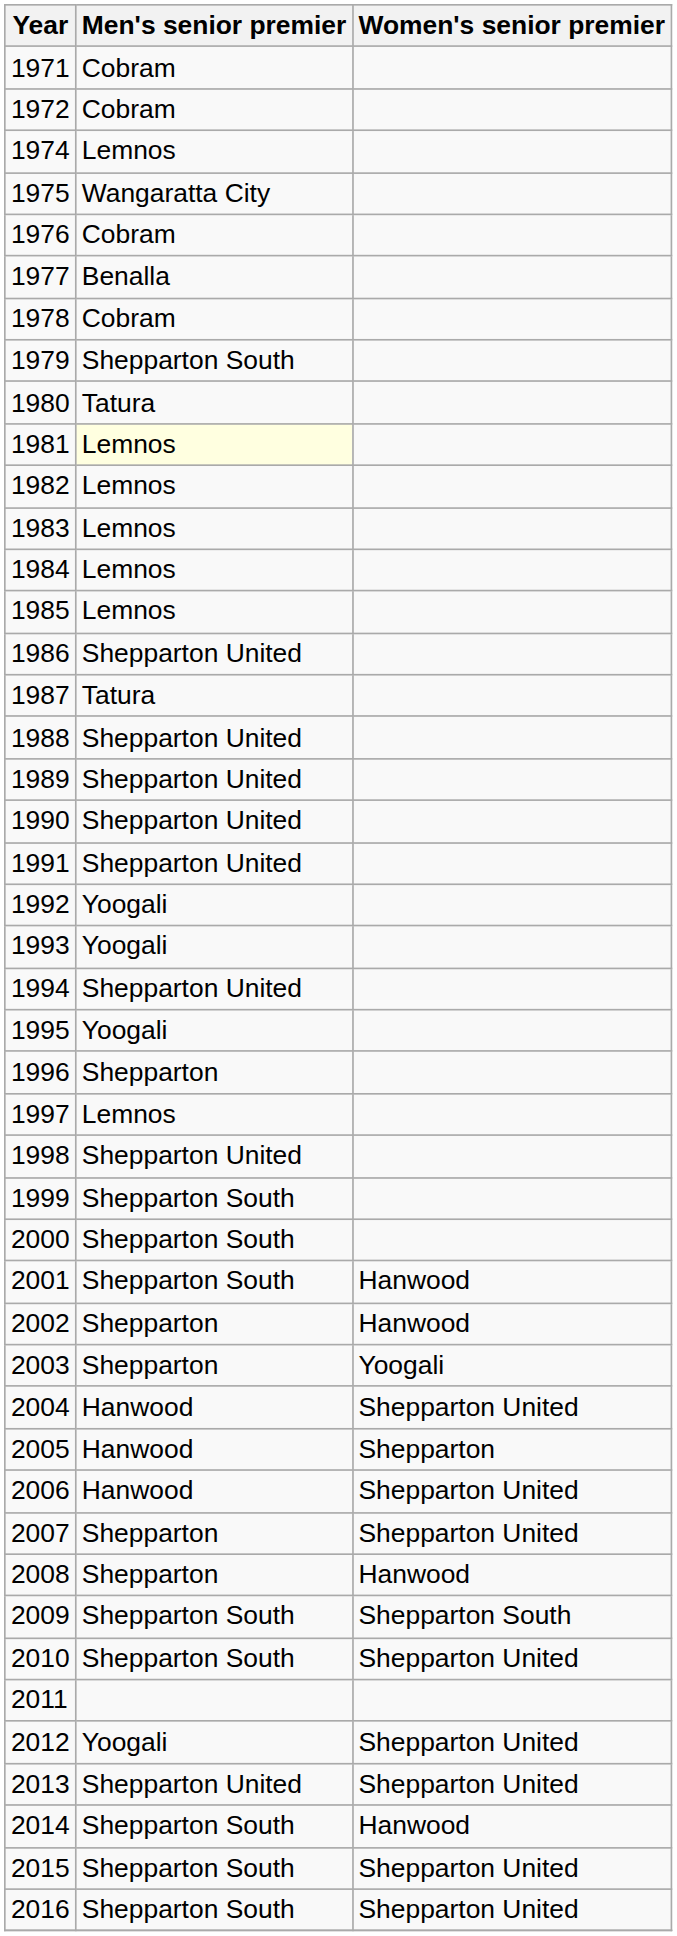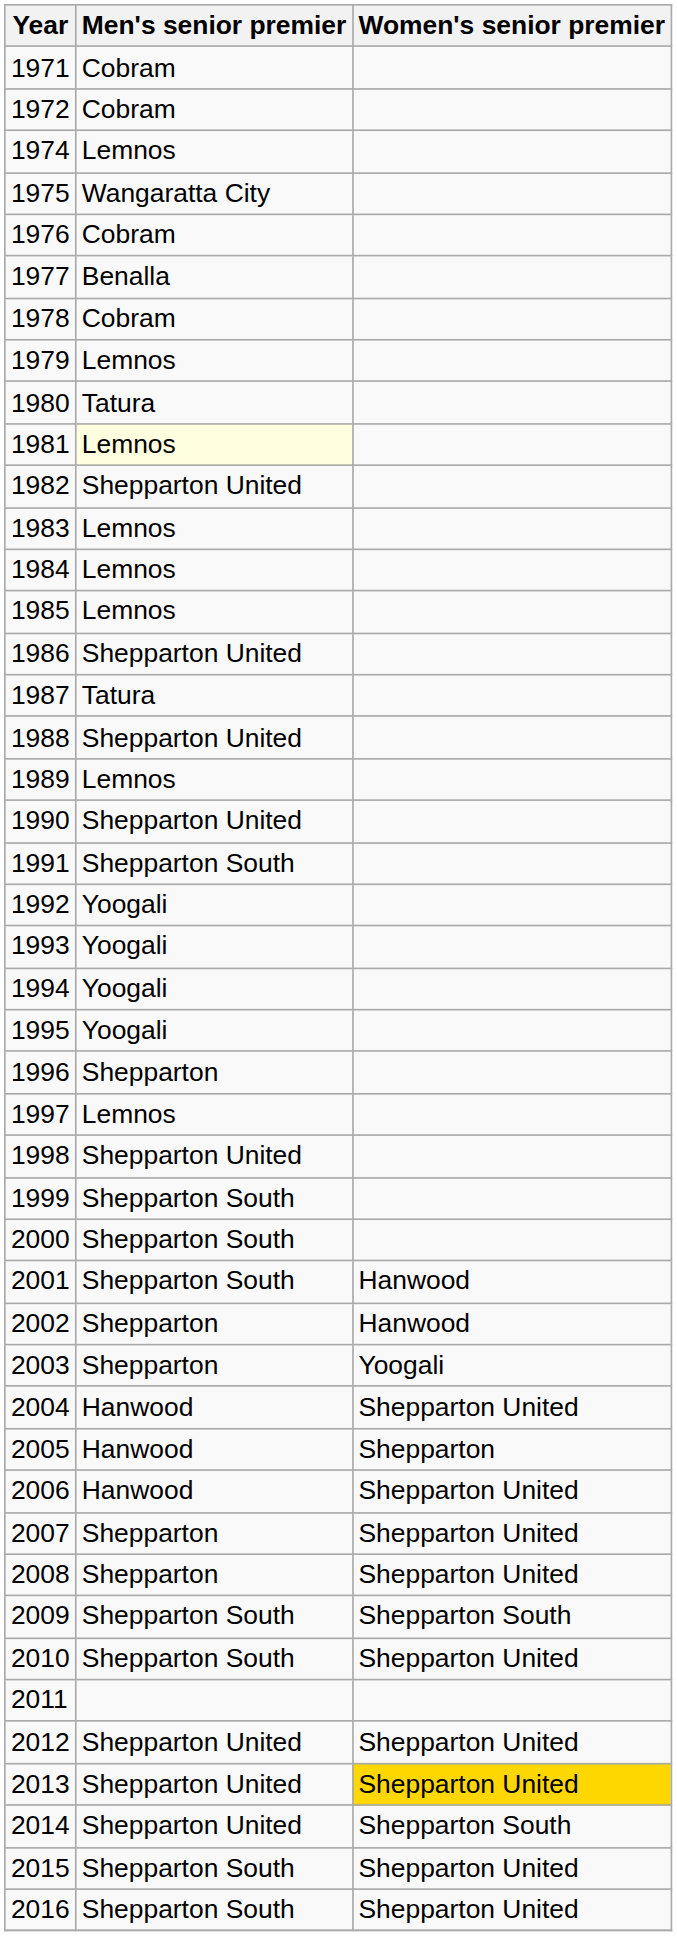(188, 360) Shepparton South -> (129, 360) Lemnos
(129, 485) Lemnos -> (192, 485) Shepparton United
(192, 779) Shepparton United -> (129, 779) Lemnos
(192, 862) Shepparton United -> (188, 862) Shepparton South
(192, 988) Shepparton United -> (125, 988) Yoogali
(414, 1574) Hanwood -> (469, 1574) Shepparton United
(125, 1742) Yoogali -> (192, 1742) Shepparton United
(469, 1783) no background -> (469, 1783) gold background
(188, 1825) Shepparton South -> (192, 1825) Shepparton United
(414, 1825) Hanwood -> (465, 1825) Shepparton South
